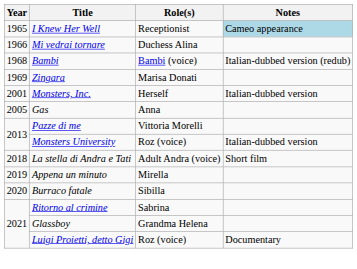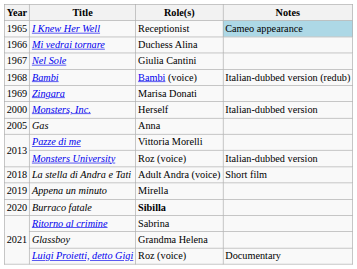+ row: (49, 61)
(17, 93) 2001 -> (17, 110) 2000
(151, 191) normal -> (152, 207) bold
